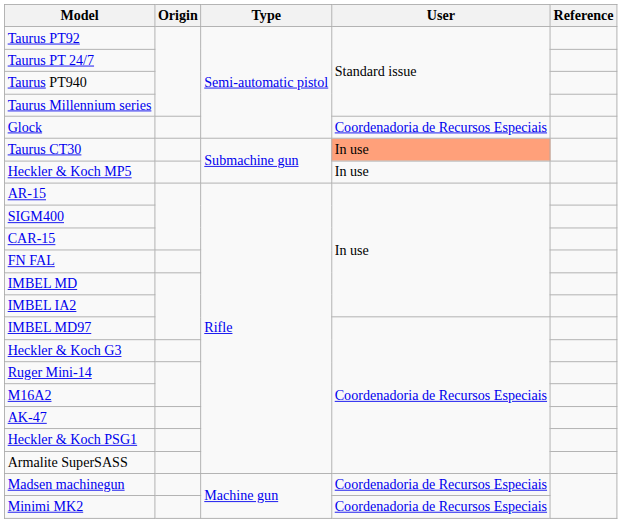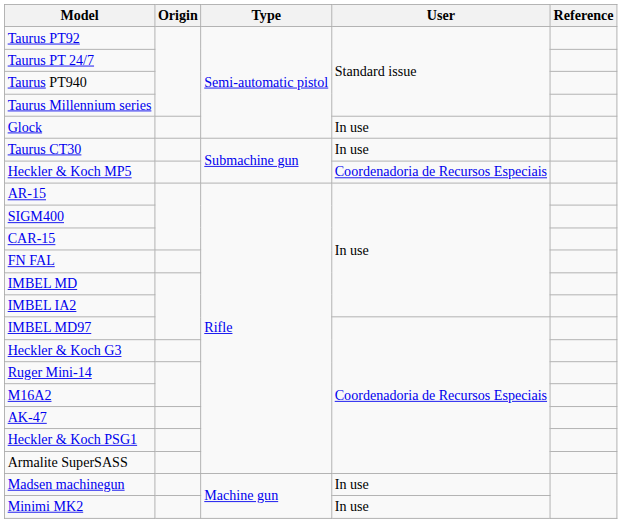(441, 127) Coordenadoria de Recursos Especiais -> (352, 127) In use
(352, 149) lightsalmon background -> (352, 149) no background
(352, 171) In use -> (441, 171) Coordenadoria de Recursos Especiais
(441, 484) Coordenadoria de Recursos Especiais -> (352, 484) In use
(441, 506) Coordenadoria de Recursos Especiais -> (352, 506) In use
